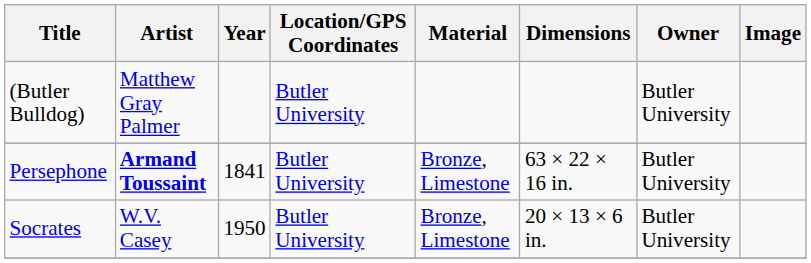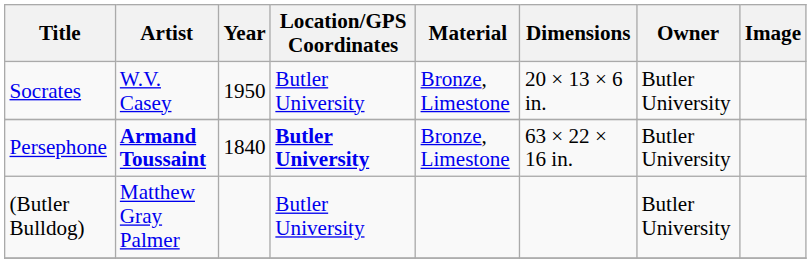rows swapped: (47, 102) <-> (45, 228)
(245, 171) 1841 -> (245, 147) 1840
(320, 171) normal -> (322, 147) bold
